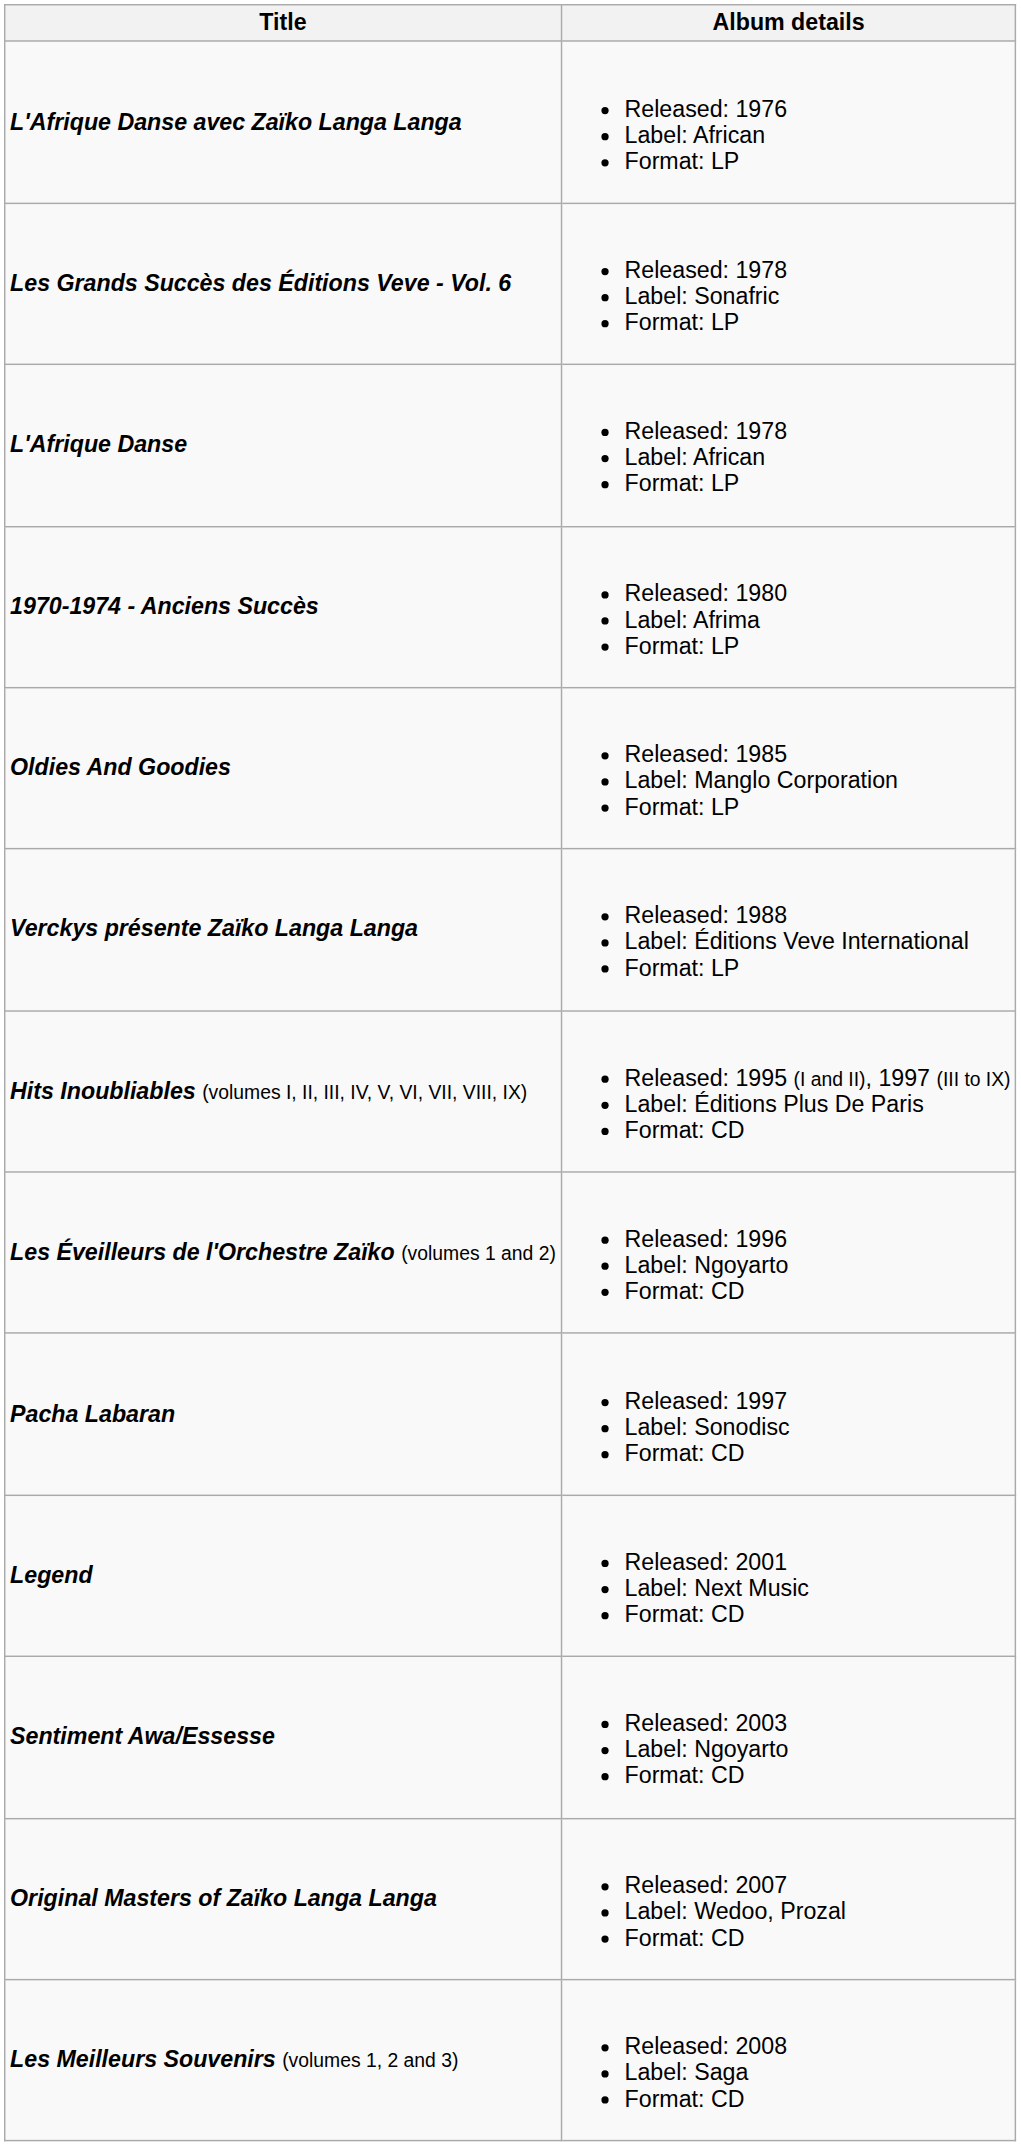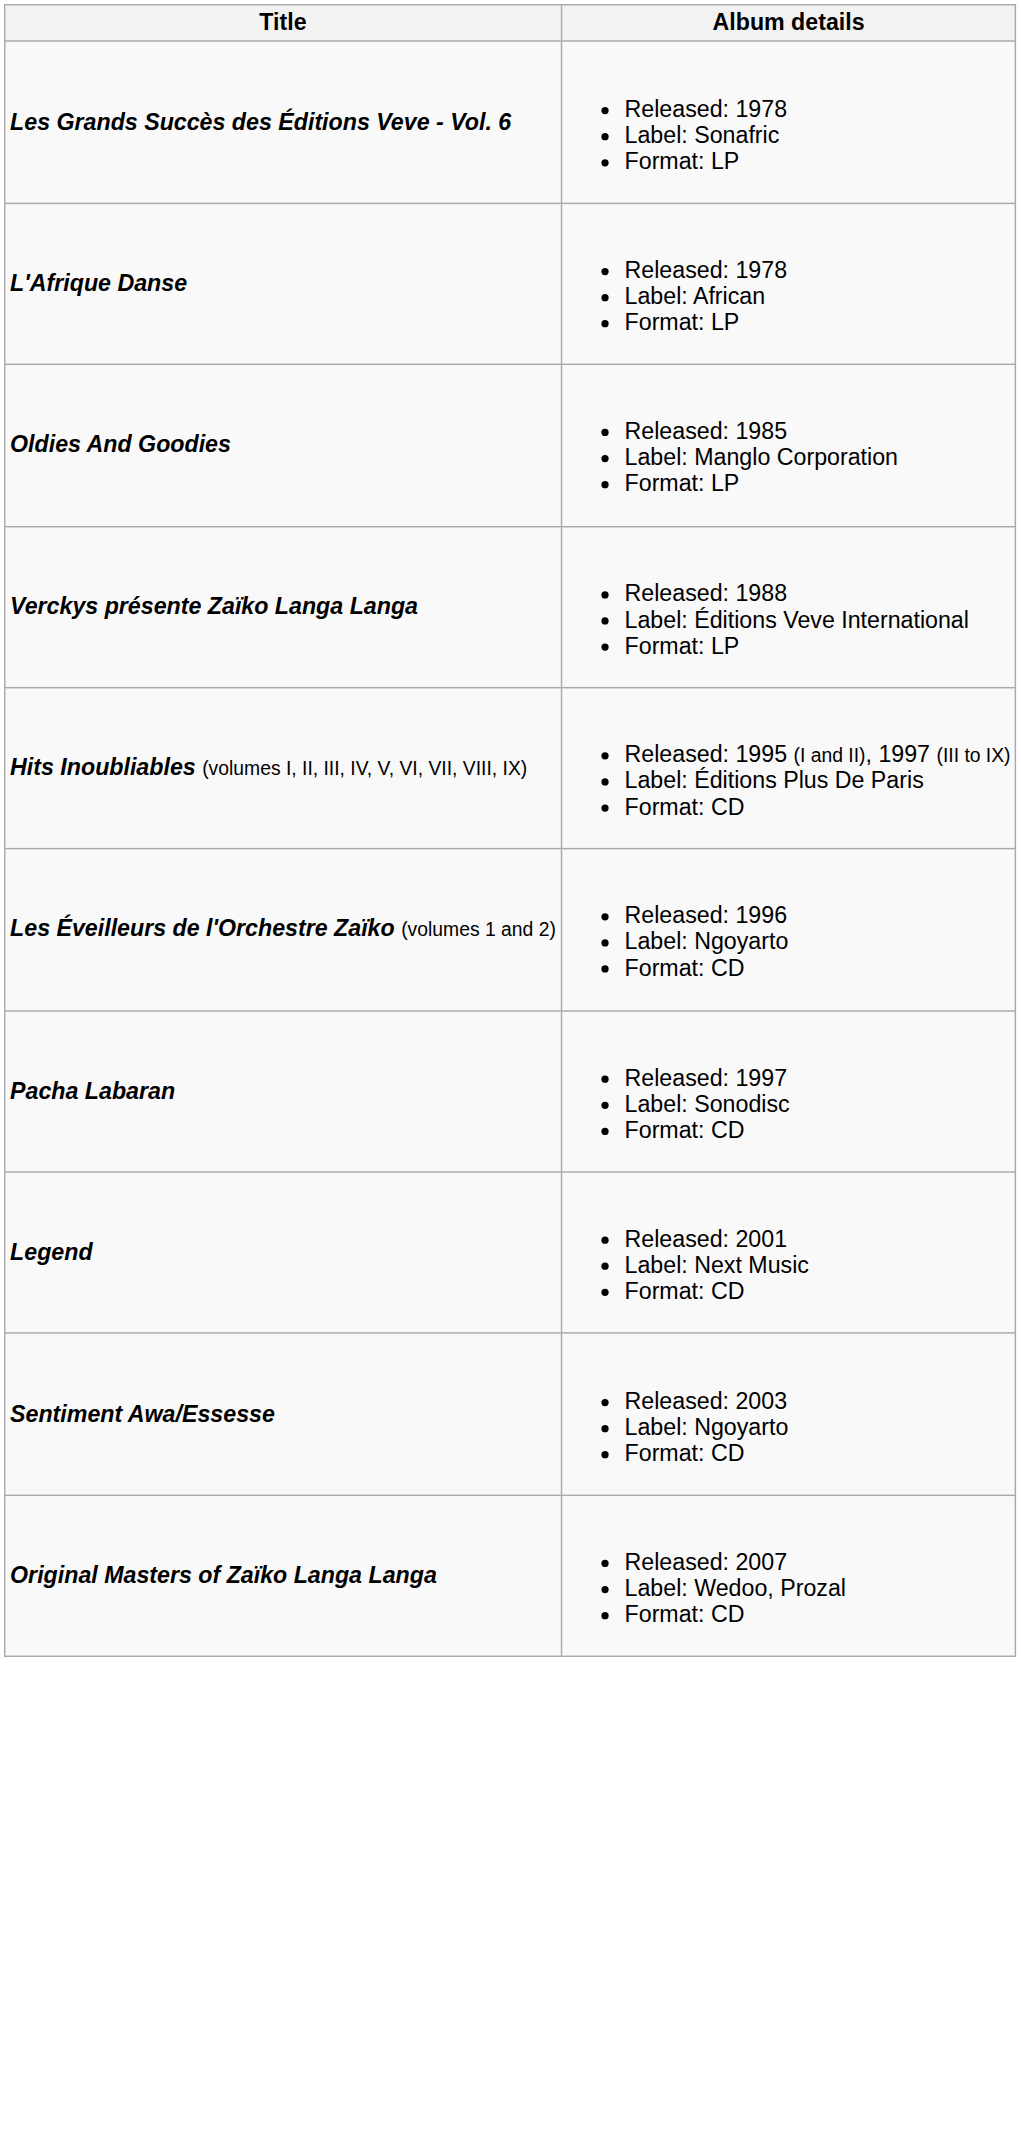- row: (236, 122)
- row: (164, 606)
- row: (234, 2059)
